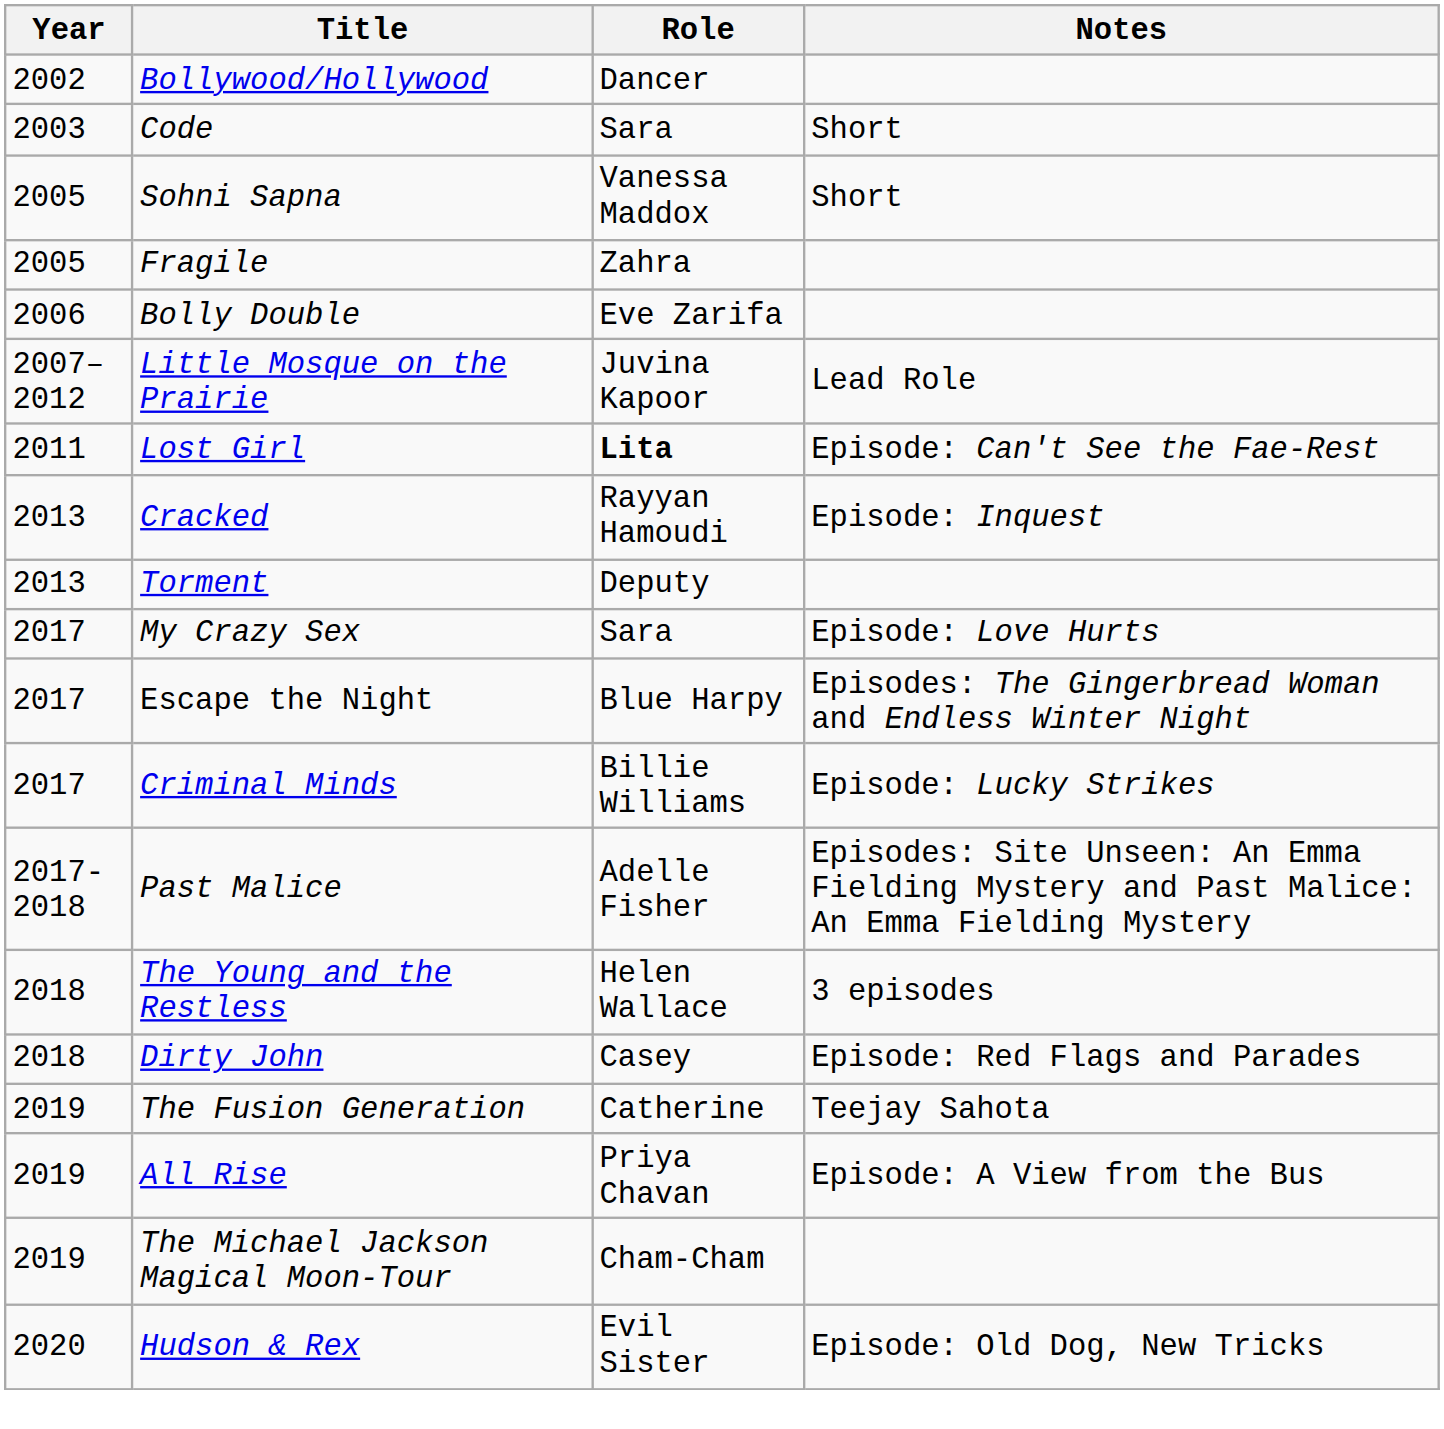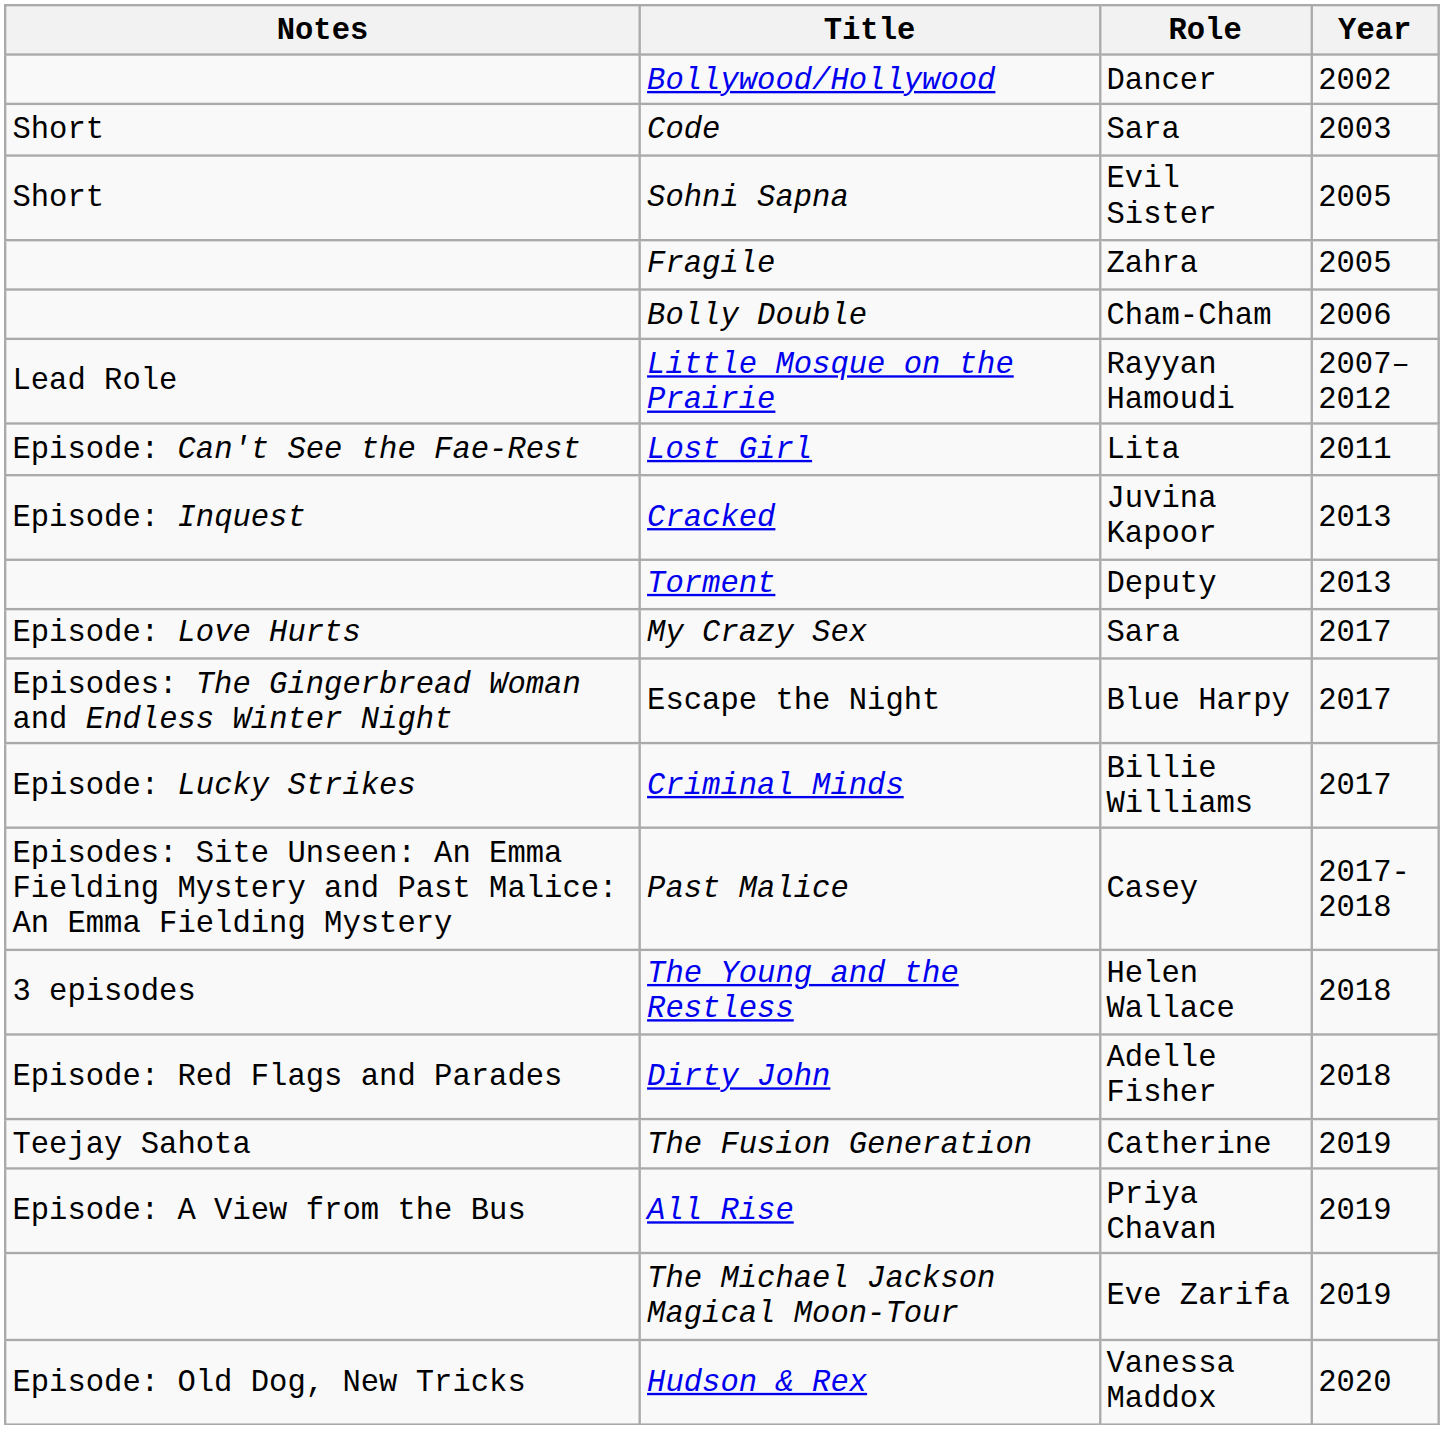columns swapped: (69, 30) <-> (1121, 30)
(664, 197) Vanessa Maddox -> (1161, 197) Evil Sister
(691, 314) Eve Zarifa -> (1189, 314) Cham-Cham
(655, 382) Juvina Kapoor -> (1171, 382) Rayyan Hamoudi
(636, 449) bold -> (1143, 449) normal
(664, 517) Rayyan Hamoudi -> (1161, 517) Juvina Kapoor
(655, 889) Adelle Fisher -> (1152, 889) Casey
(645, 1059) Casey -> (1161, 1077) Adelle Fisher
(682, 1261) Cham-Cham -> (1198, 1296) Eve Zarifa
(655, 1346) Evil Sister -> (1171, 1381) Vanessa Maddox
